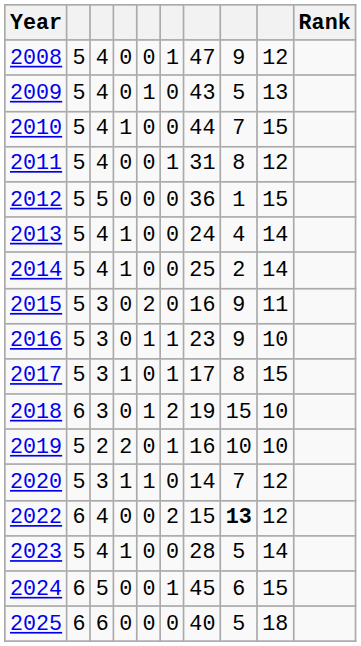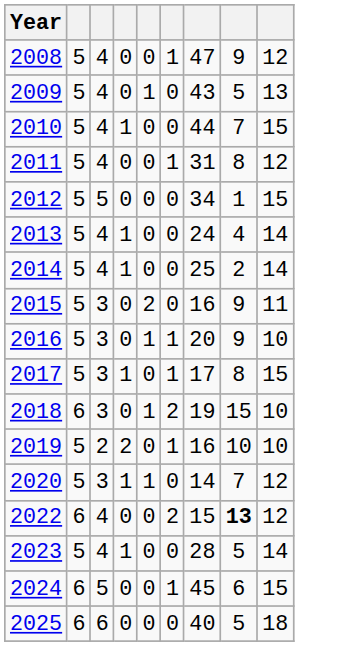- column: (325, 23)
(202, 199) 36 -> (202, 199) 34
(202, 341) 23 -> (202, 341) 20
